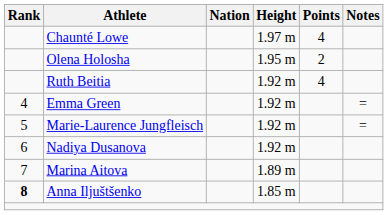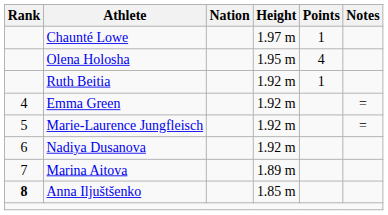(321, 37) 4 -> (321, 37) 1
(321, 59) 2 -> (321, 59) 4
(321, 81) 4 -> (321, 81) 1
